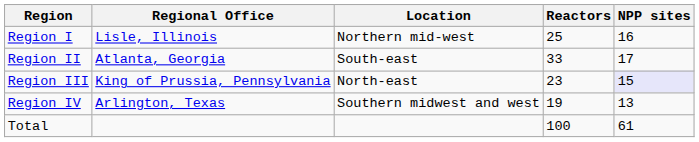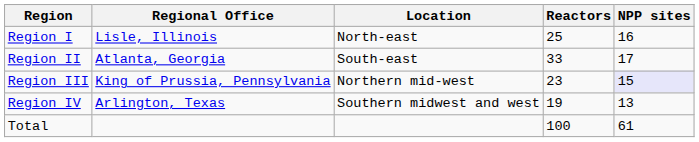(406, 38) Northern mid-west -> (378, 38) North-east
(378, 82) North-east -> (406, 82) Northern mid-west
